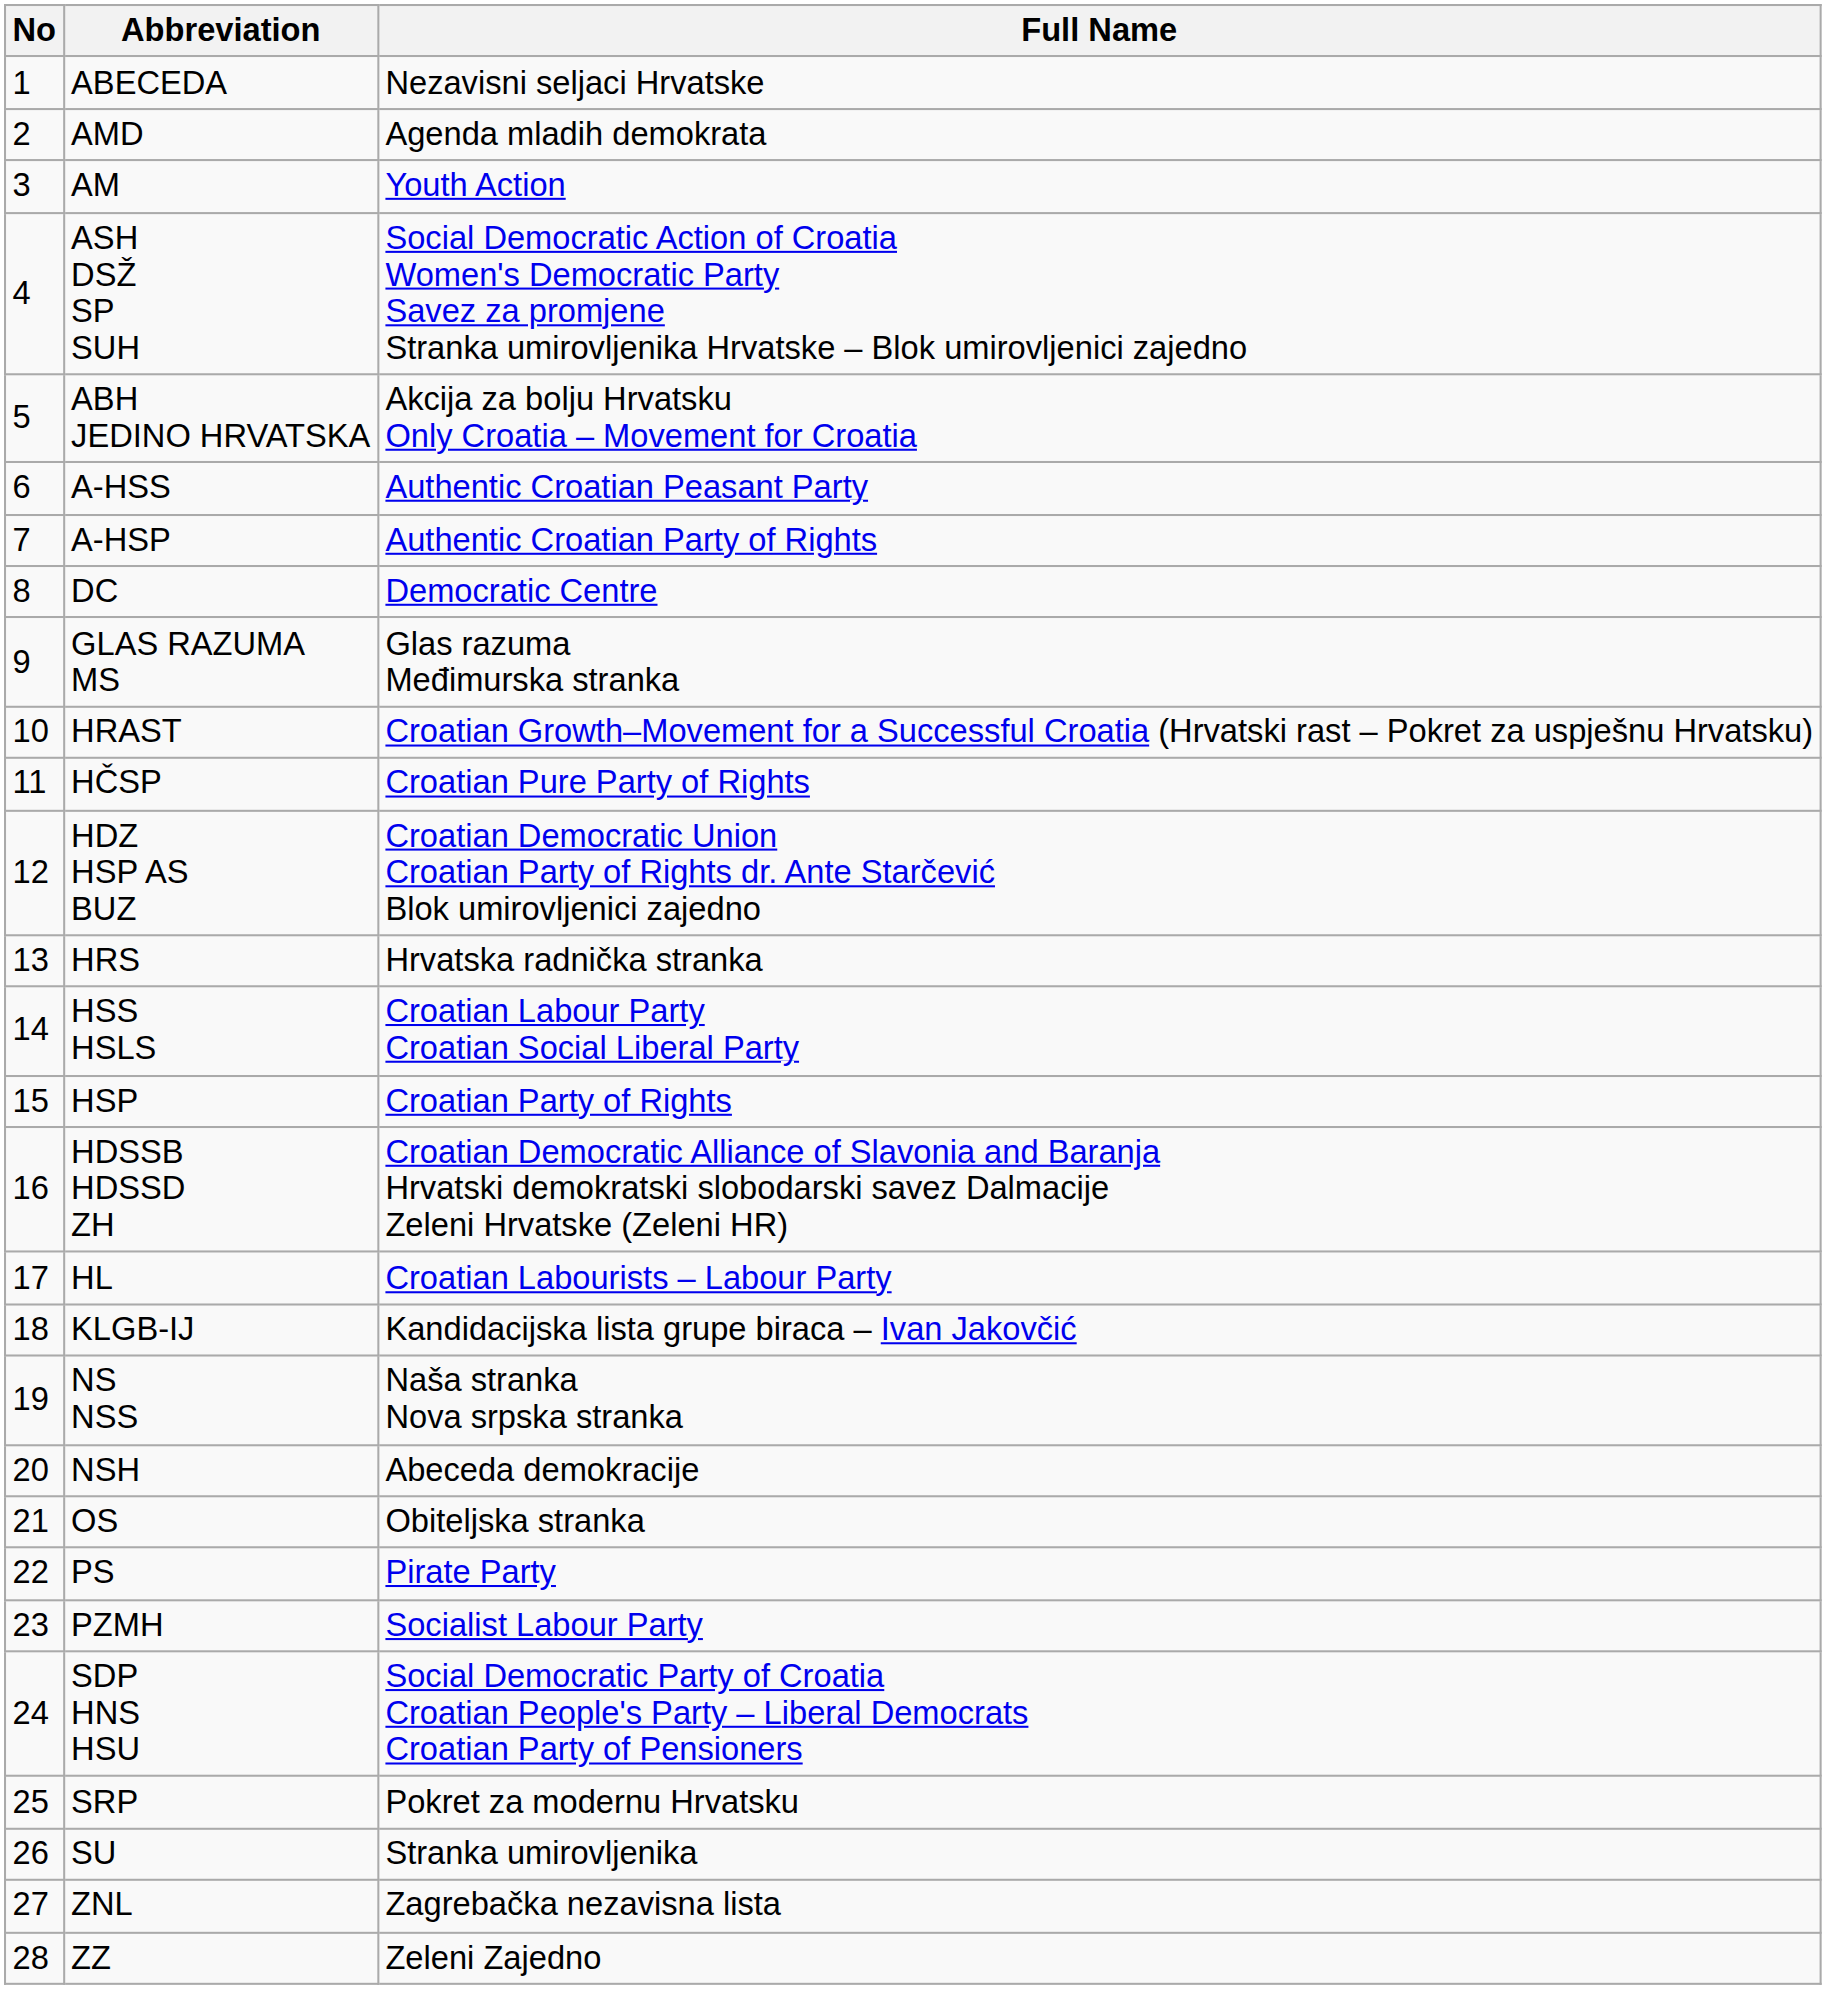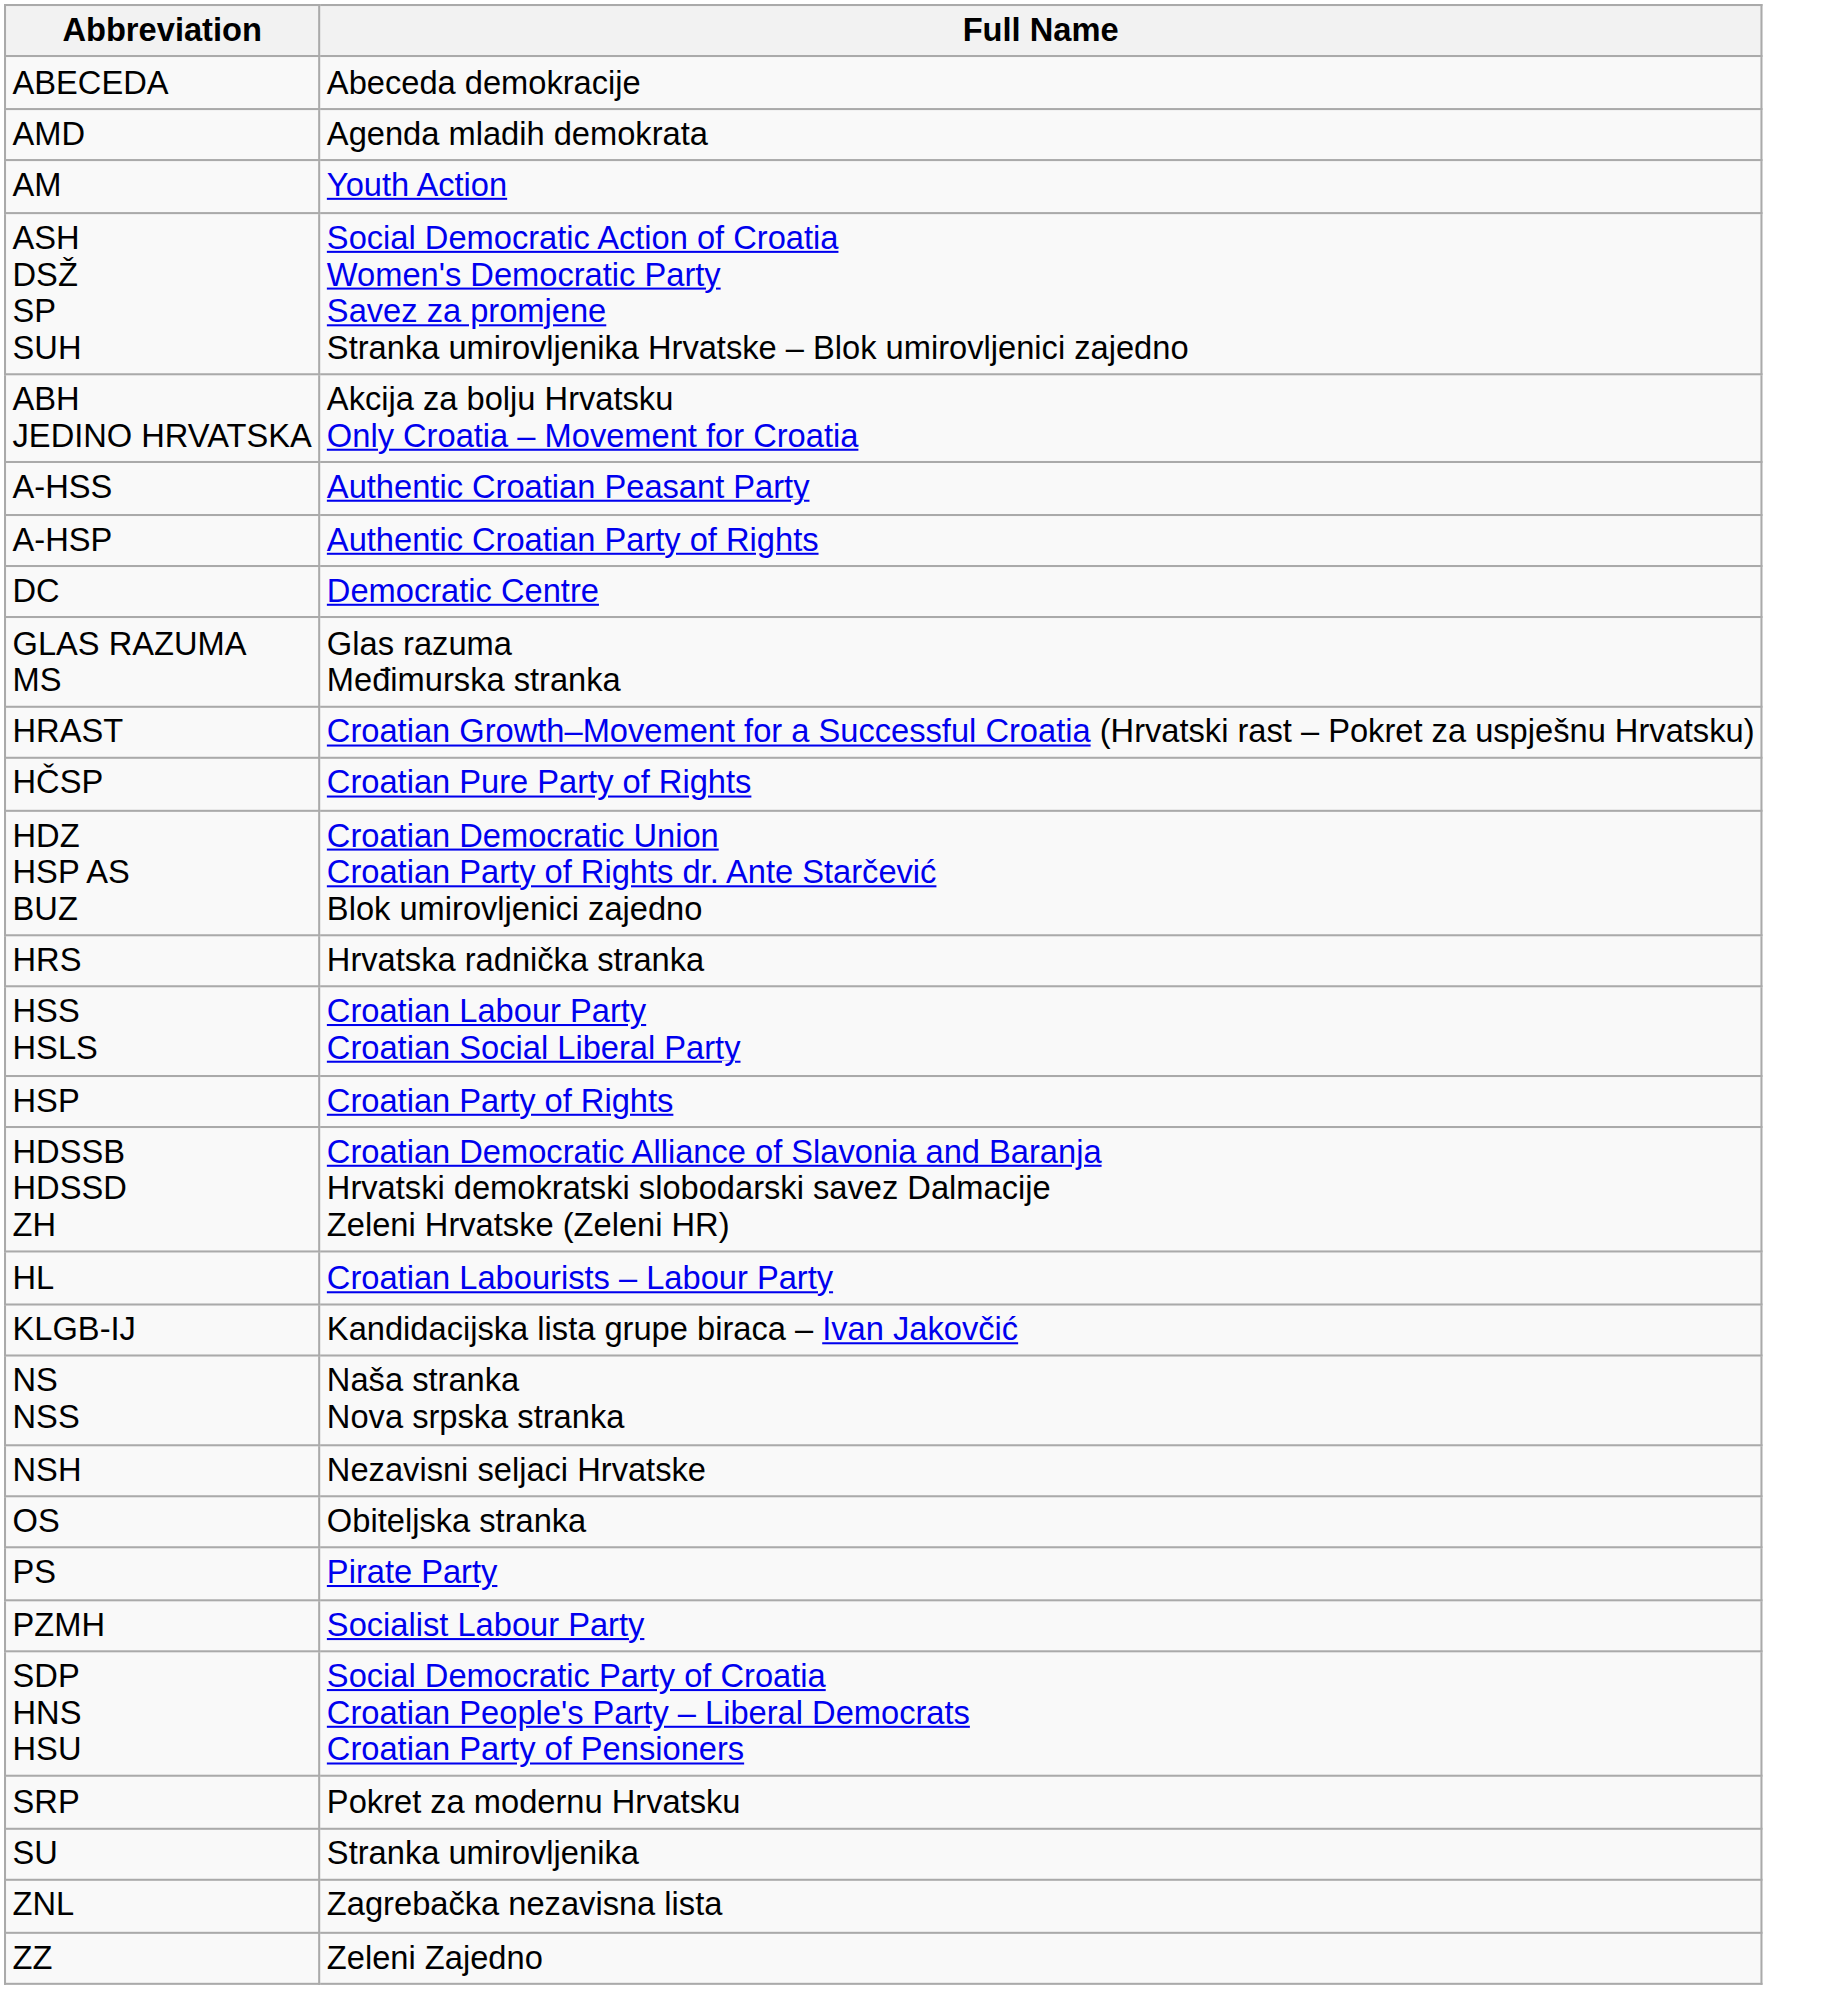- column: (34, 30)
(575, 82) Nezavisni seljaci Hrvatske -> (484, 82) Abeceda demokracije
(542, 1469) Abeceda demokracije -> (516, 1469) Nezavisni seljaci Hrvatske
